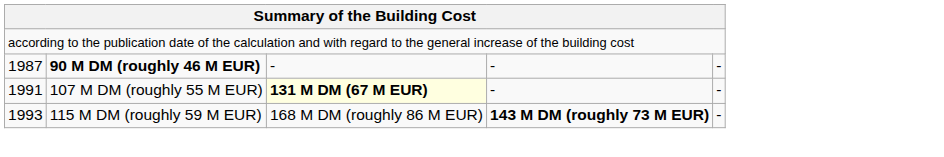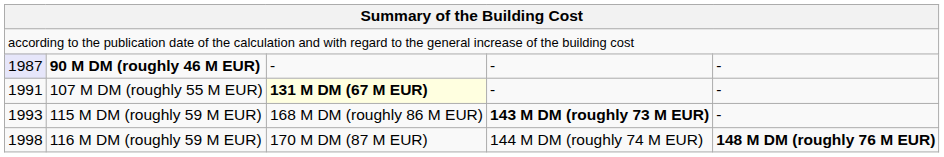(25, 66) no background -> (25, 66) lavender background
+ row: (156, 139)
